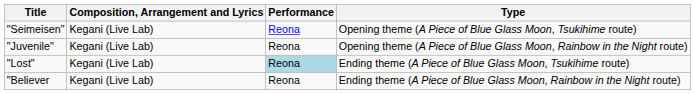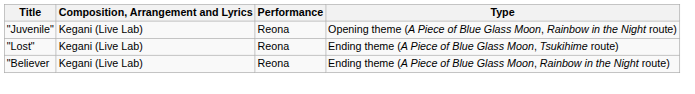- row: (36, 30)
(284, 64) lightblue background -> (273, 47) no background
